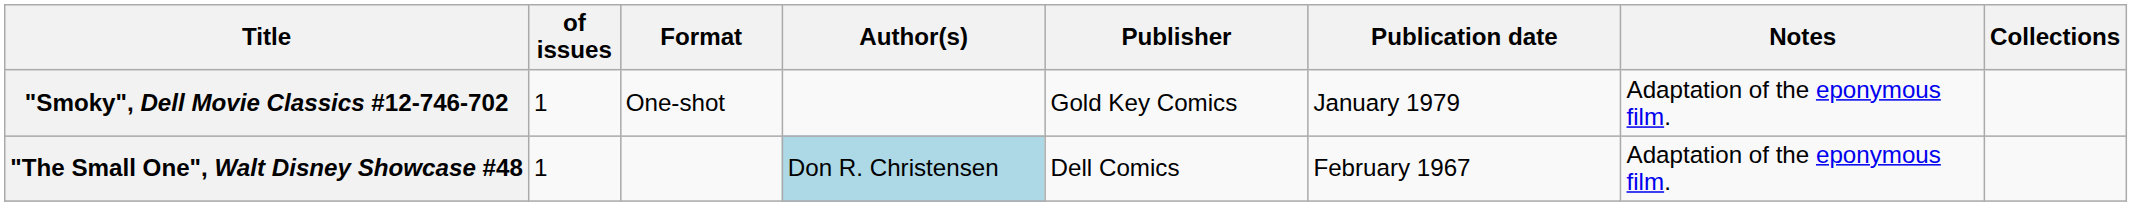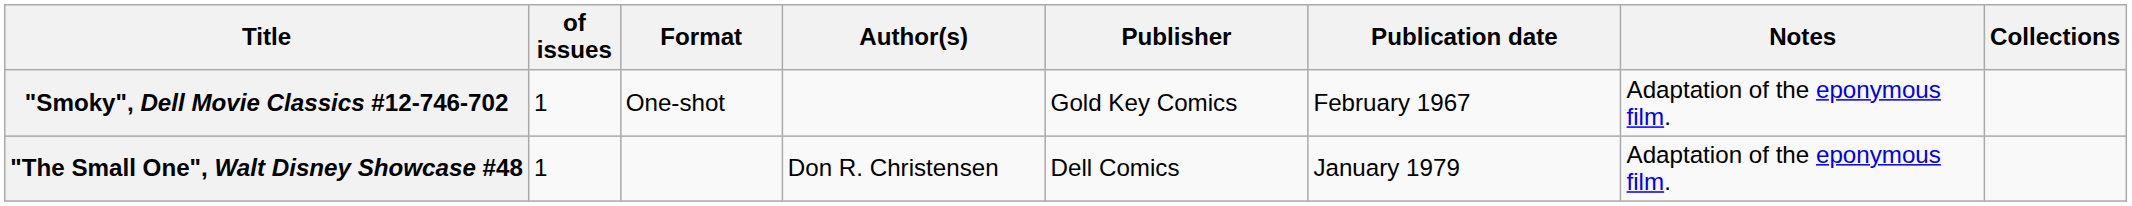(1387, 102) January 1979 -> (1392, 102) February 1967
(893, 168) lightblue background -> (893, 168) no background
(1392, 168) February 1967 -> (1387, 168) January 1979
